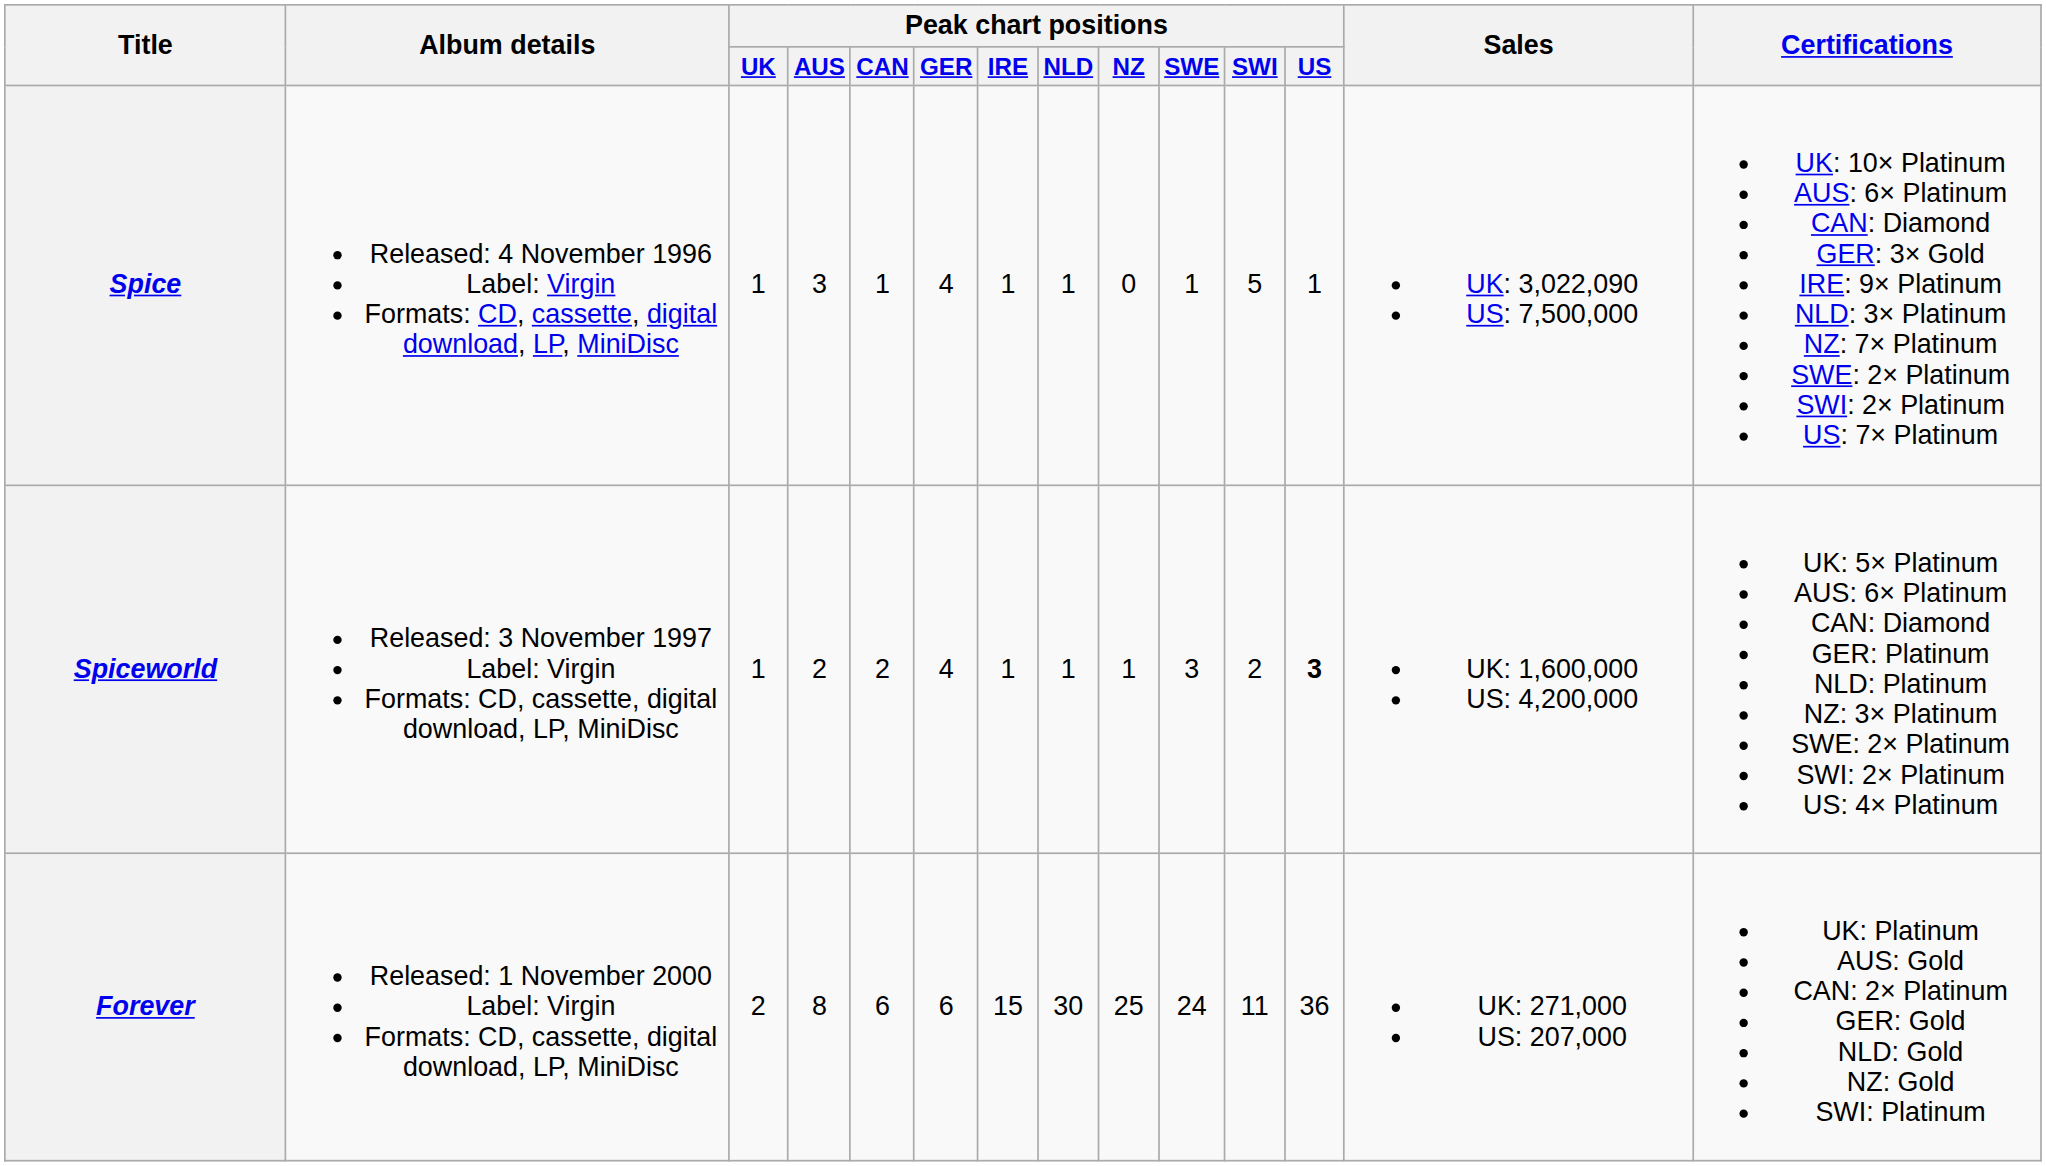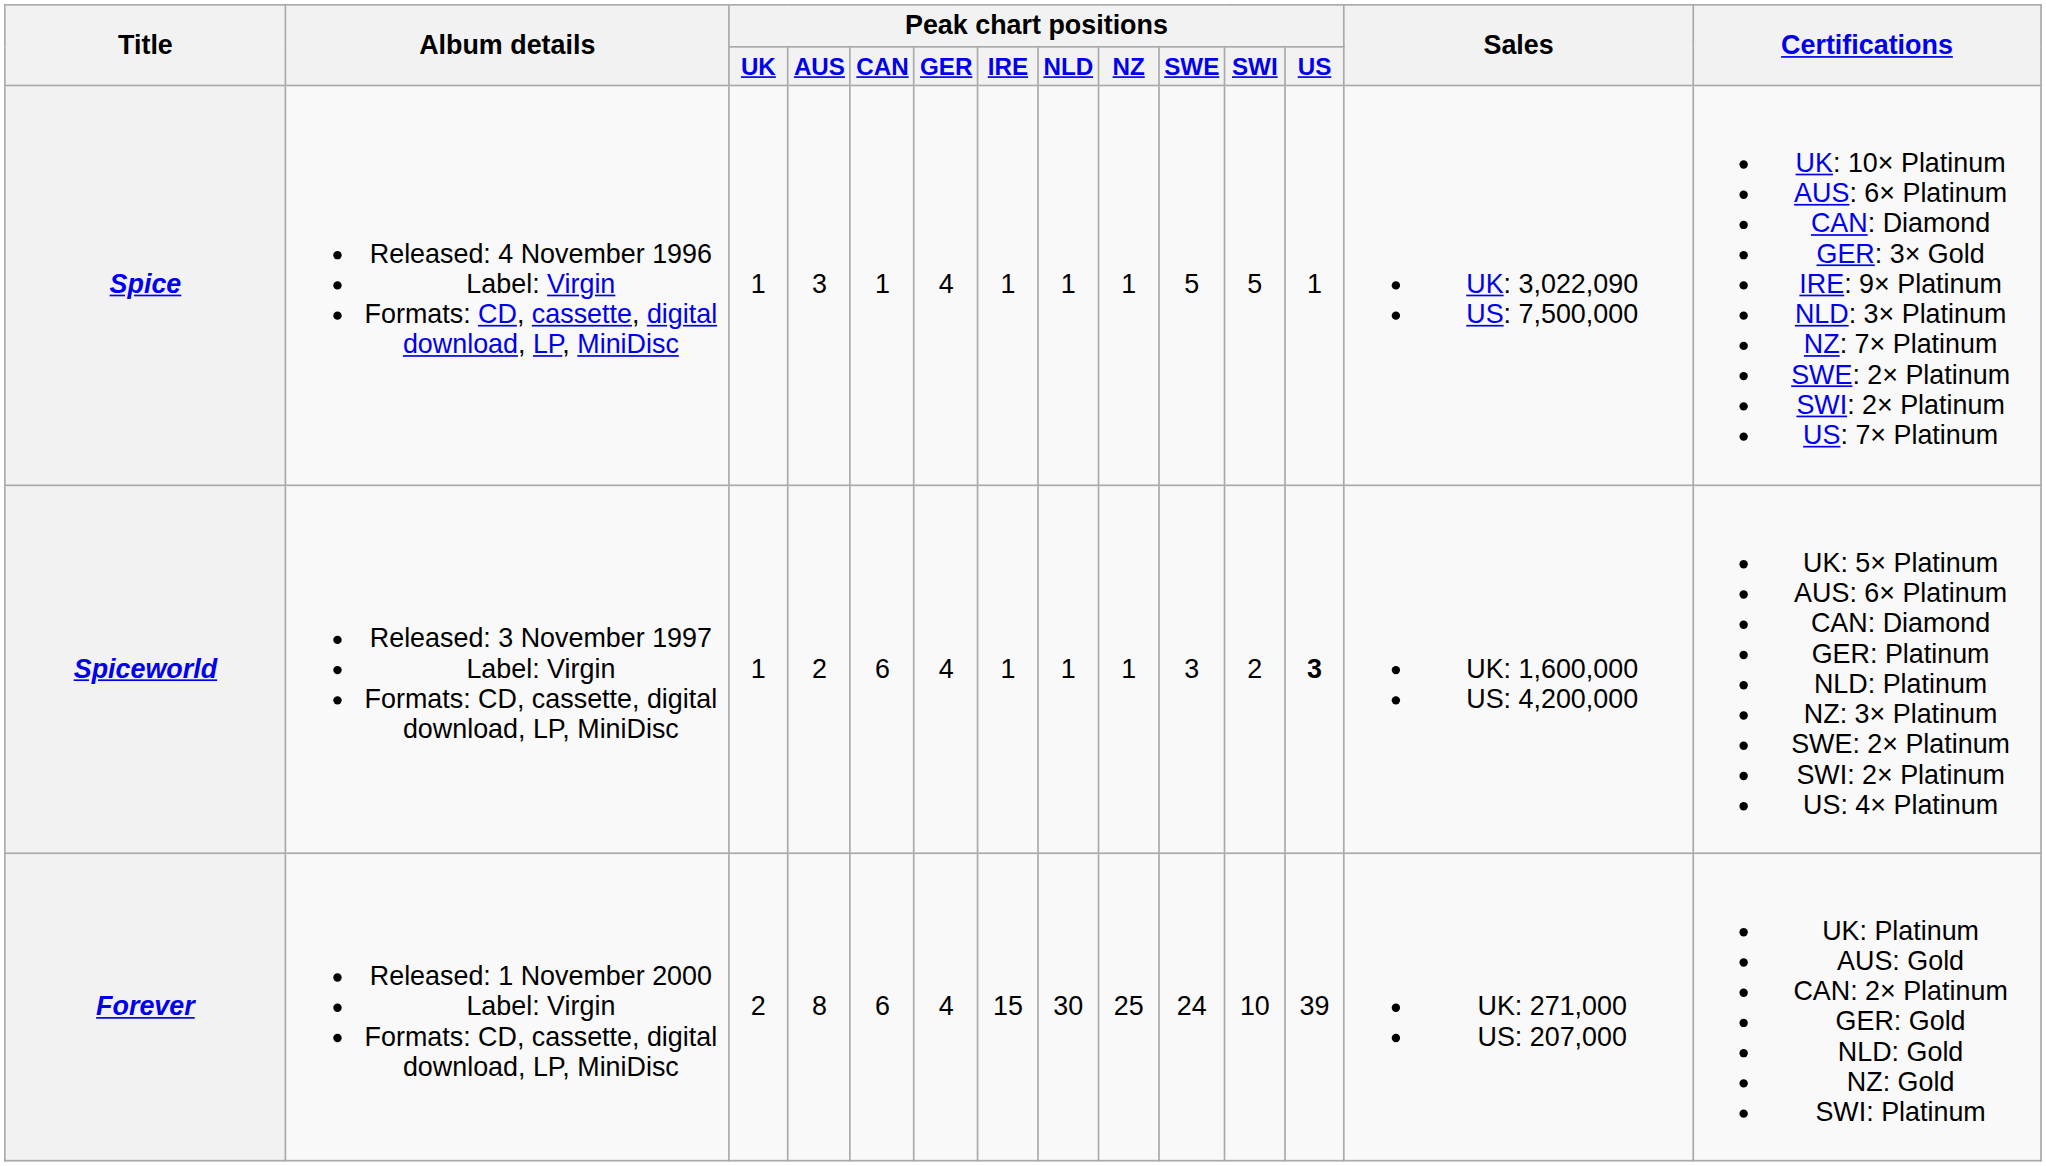(1129, 284) 0 -> (1129, 284) 1
(1192, 284) 1 -> (1192, 284) 5
(882, 668) 2 -> (882, 668) 6
(946, 1006) 6 -> (946, 1006) 4
(1255, 1006) 11 -> (1255, 1006) 10
(1315, 1006) 36 -> (1315, 1006) 39
